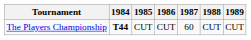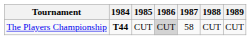(166, 27) no background -> (166, 27) lightgrey background
(189, 27) 60 -> (189, 27) 58
